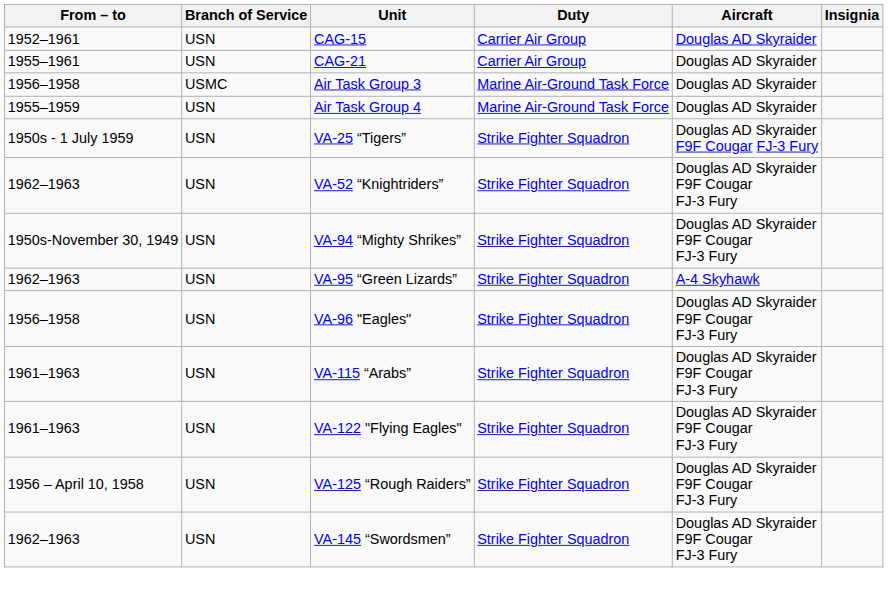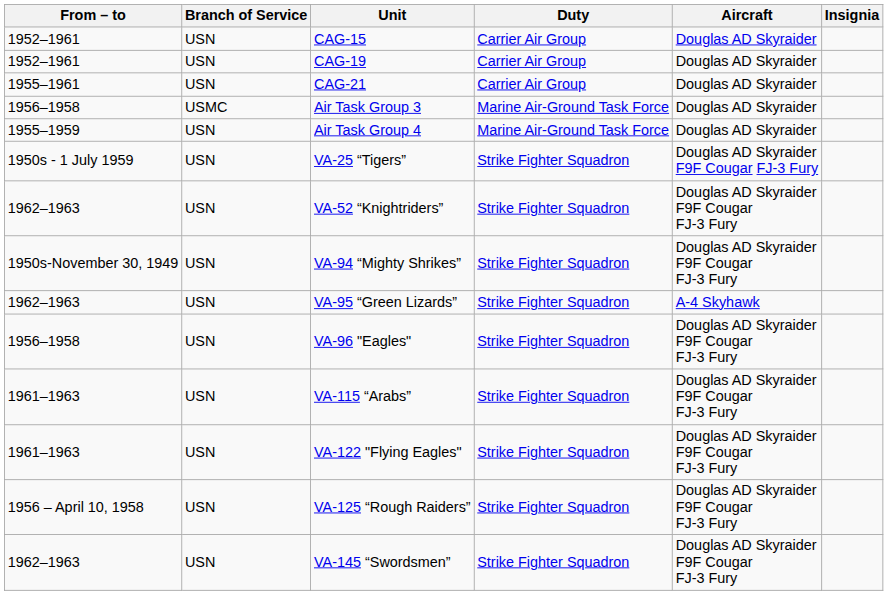+ row: (340, 61)
